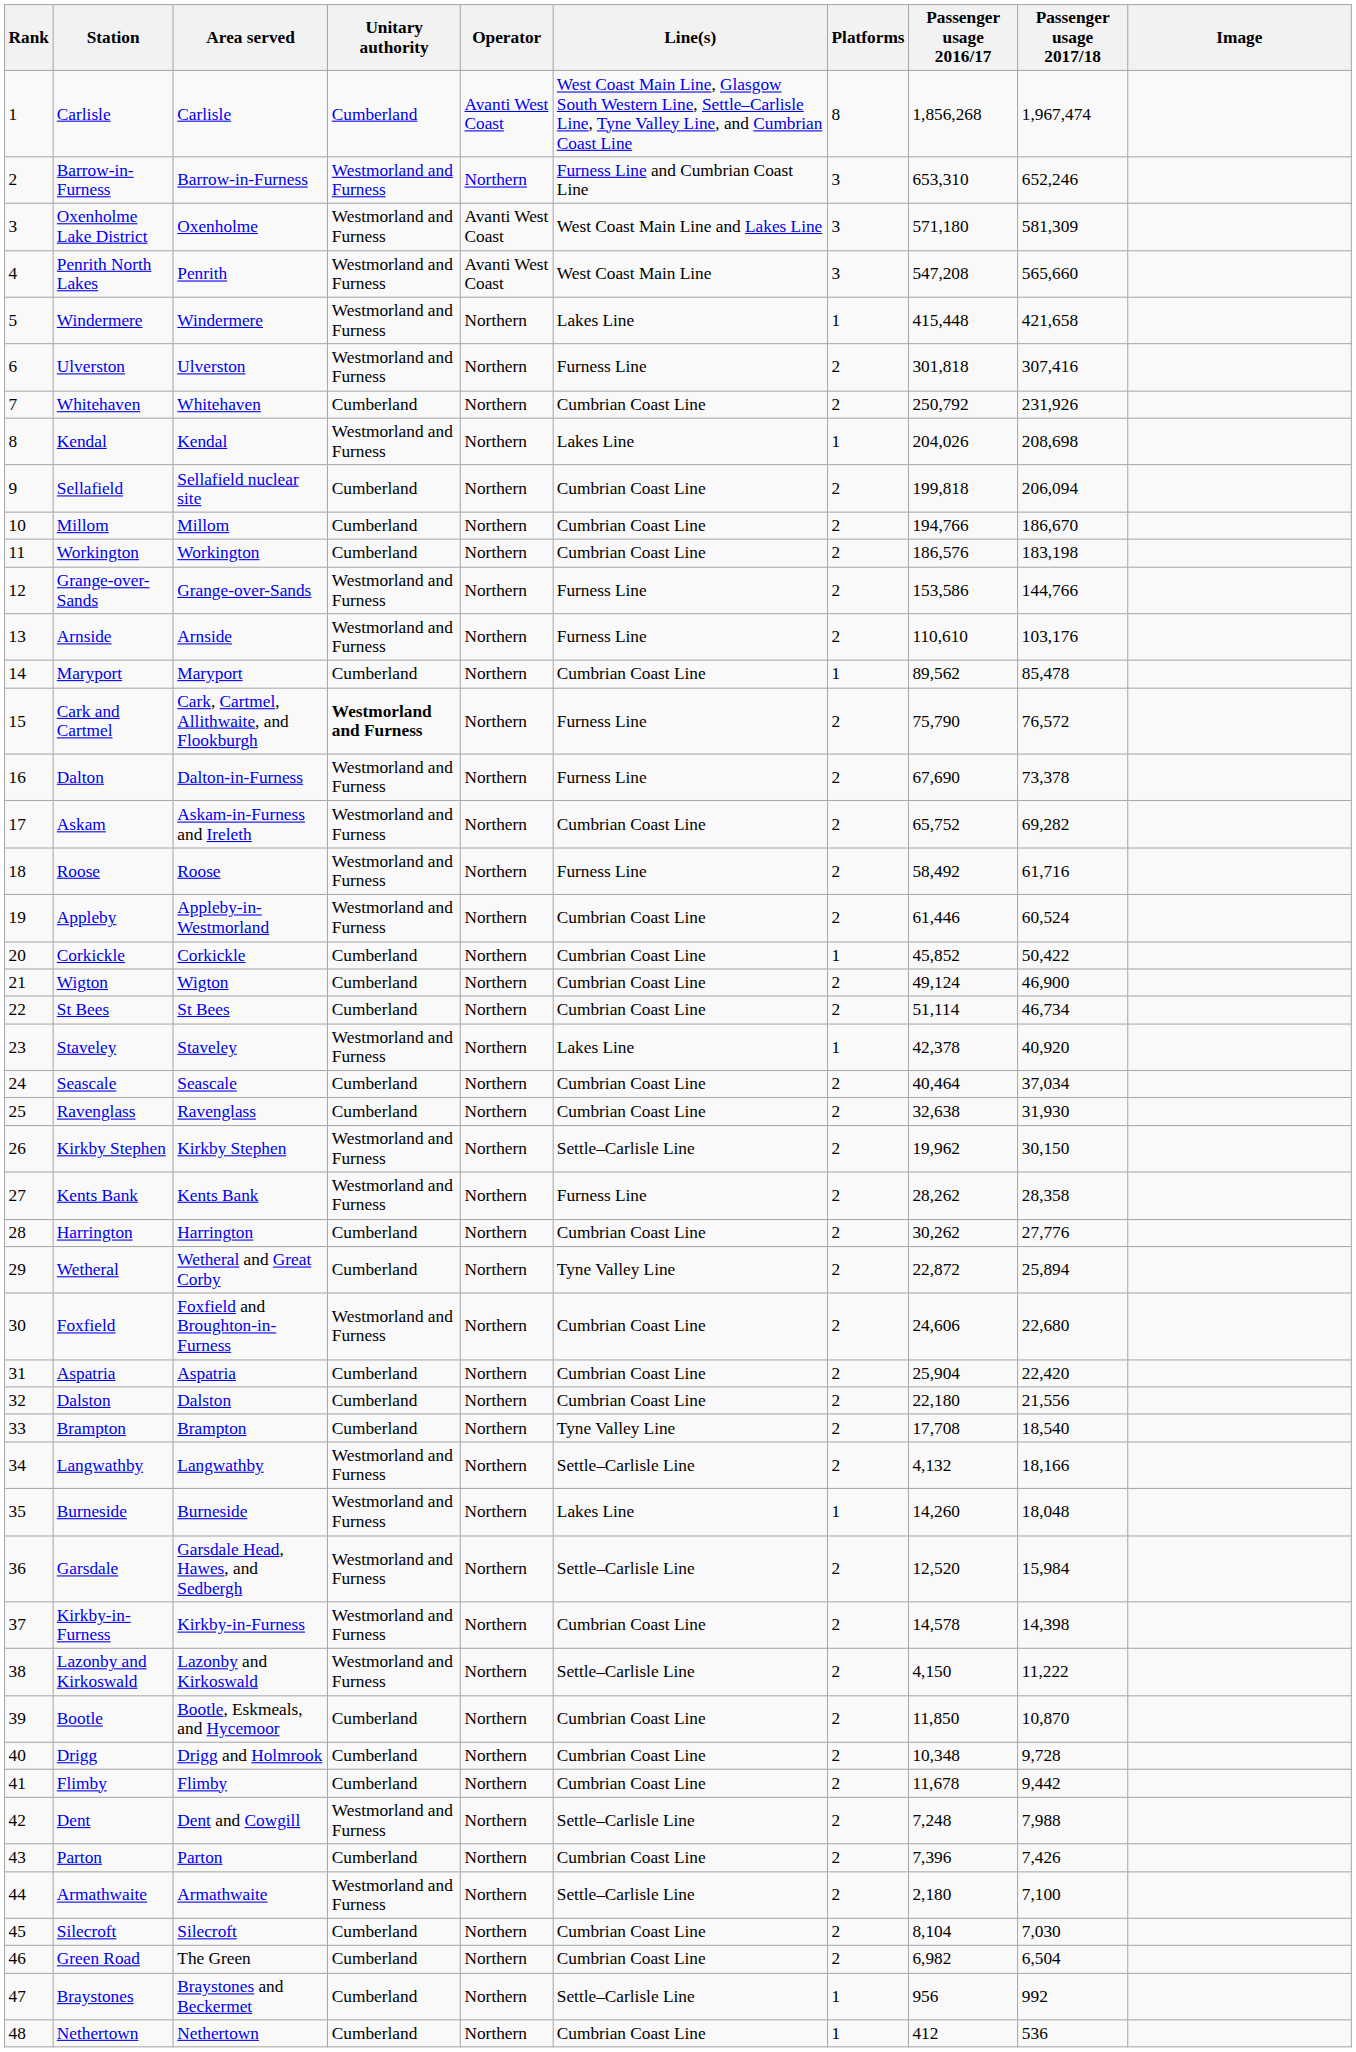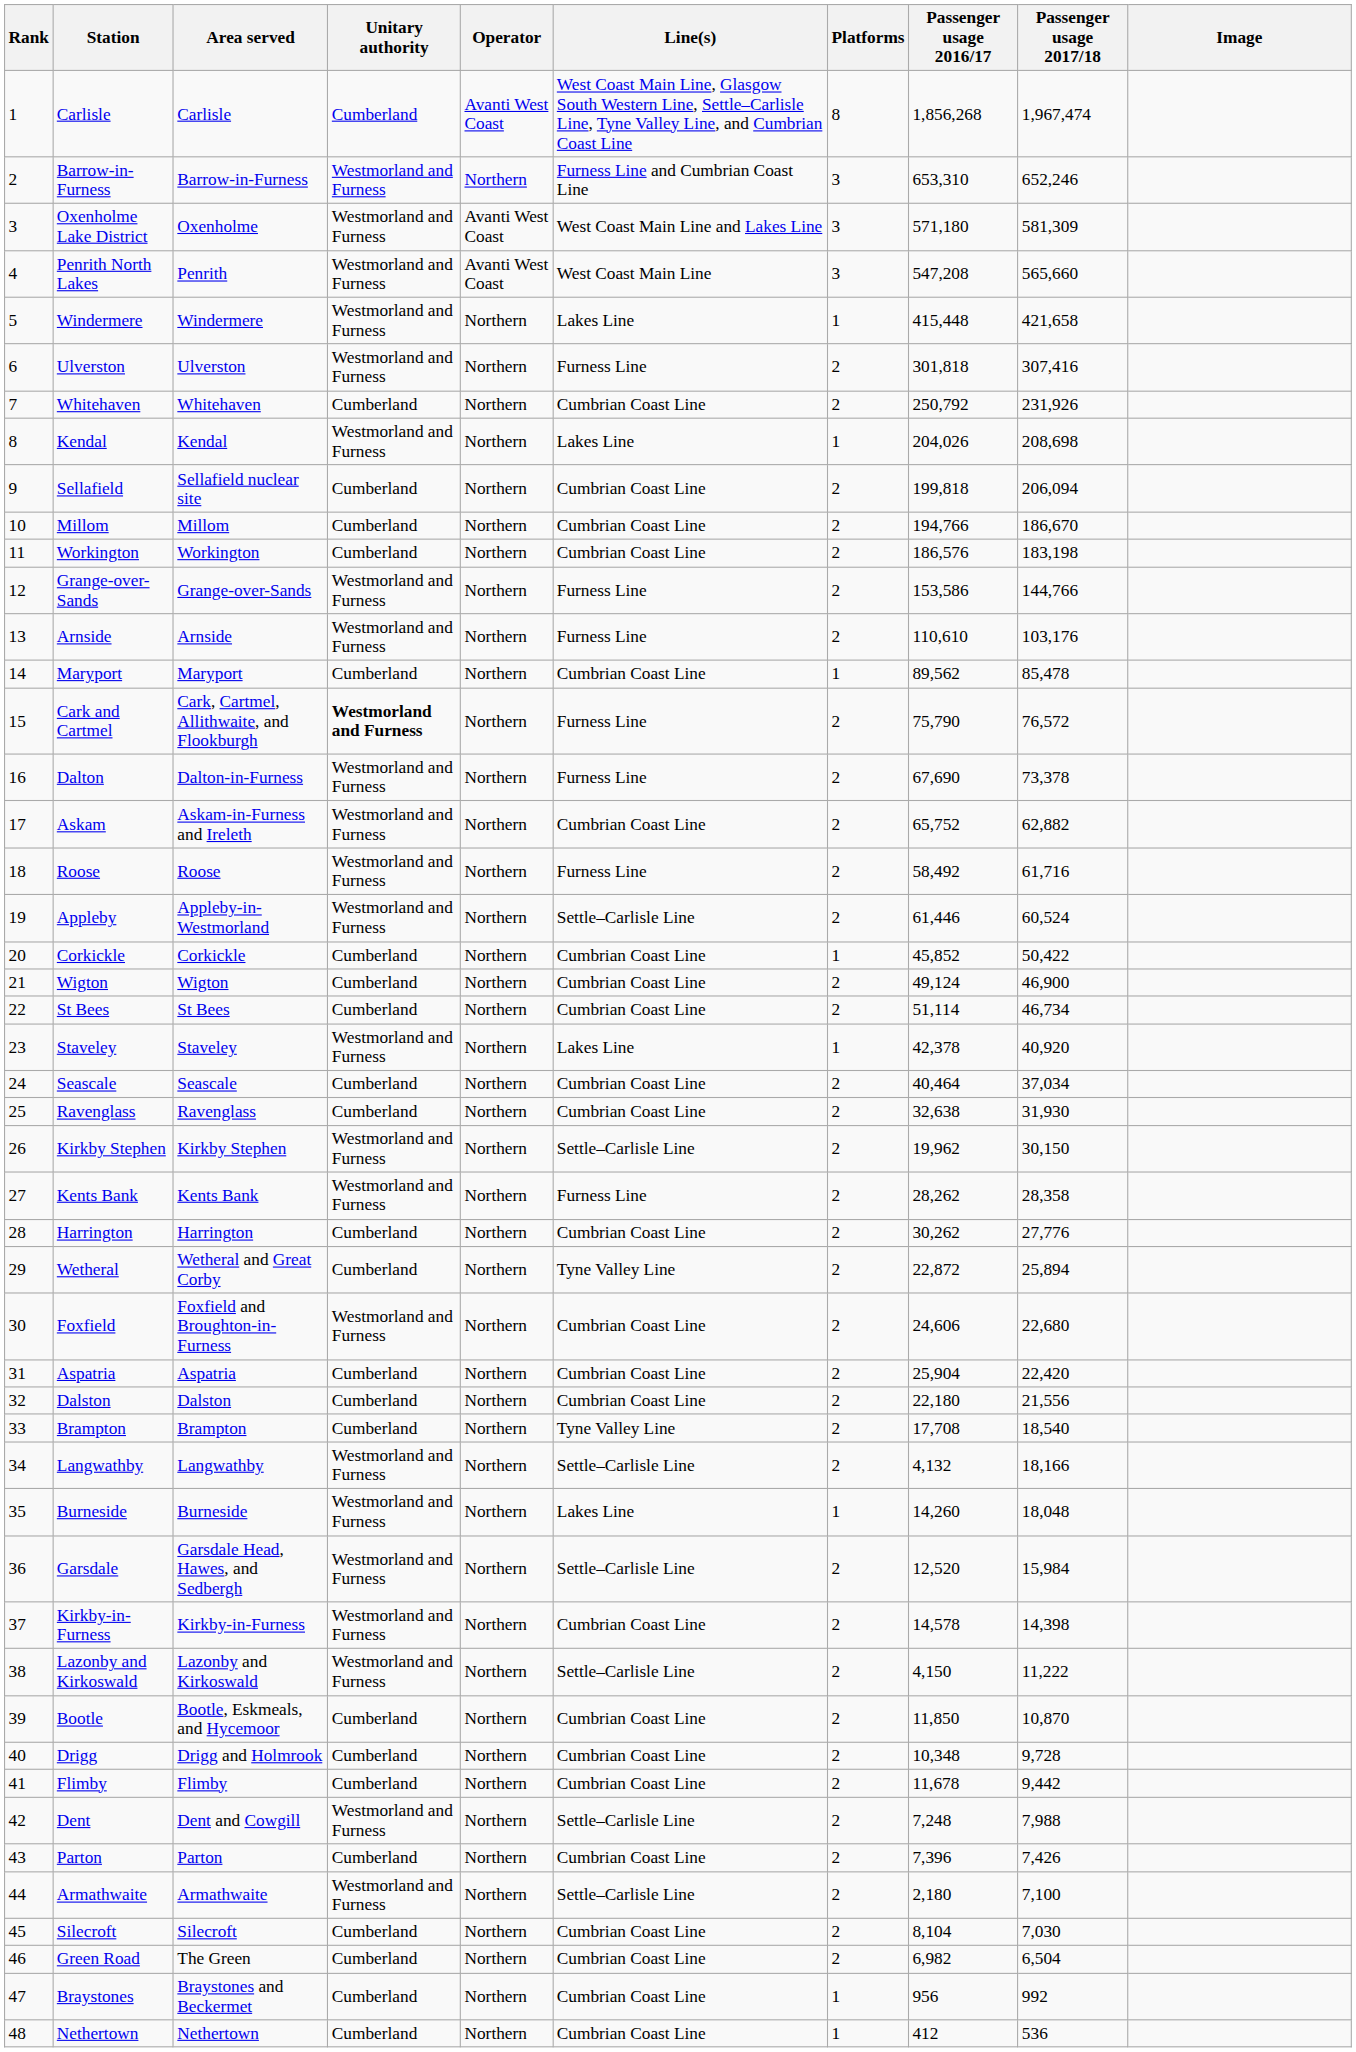(1046, 824) 69,282 -> (1046, 824) 62,882
(631, 917) Cumbrian Coast Line -> (626, 917) Settle–Carlisle Line
(626, 1996) Settle–Carlisle Line -> (631, 1996) Cumbrian Coast Line
